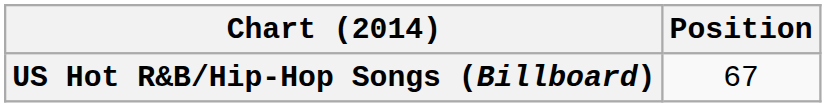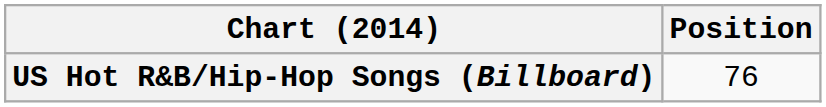(741, 78) 67 -> (741, 78) 76
